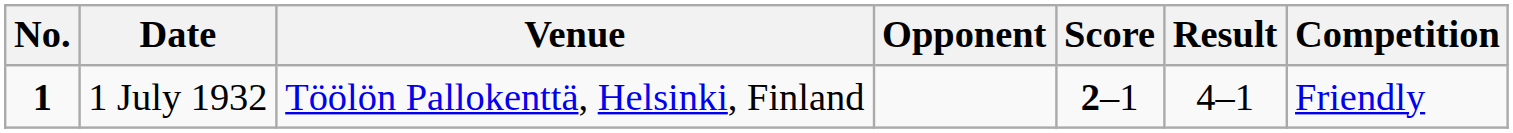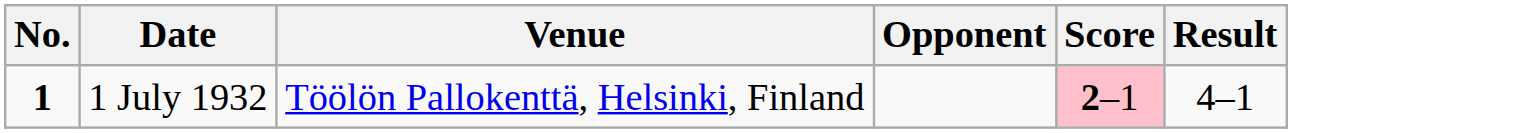- column: (1397, 34)
(1110, 95) no background -> (1110, 95) pink background
